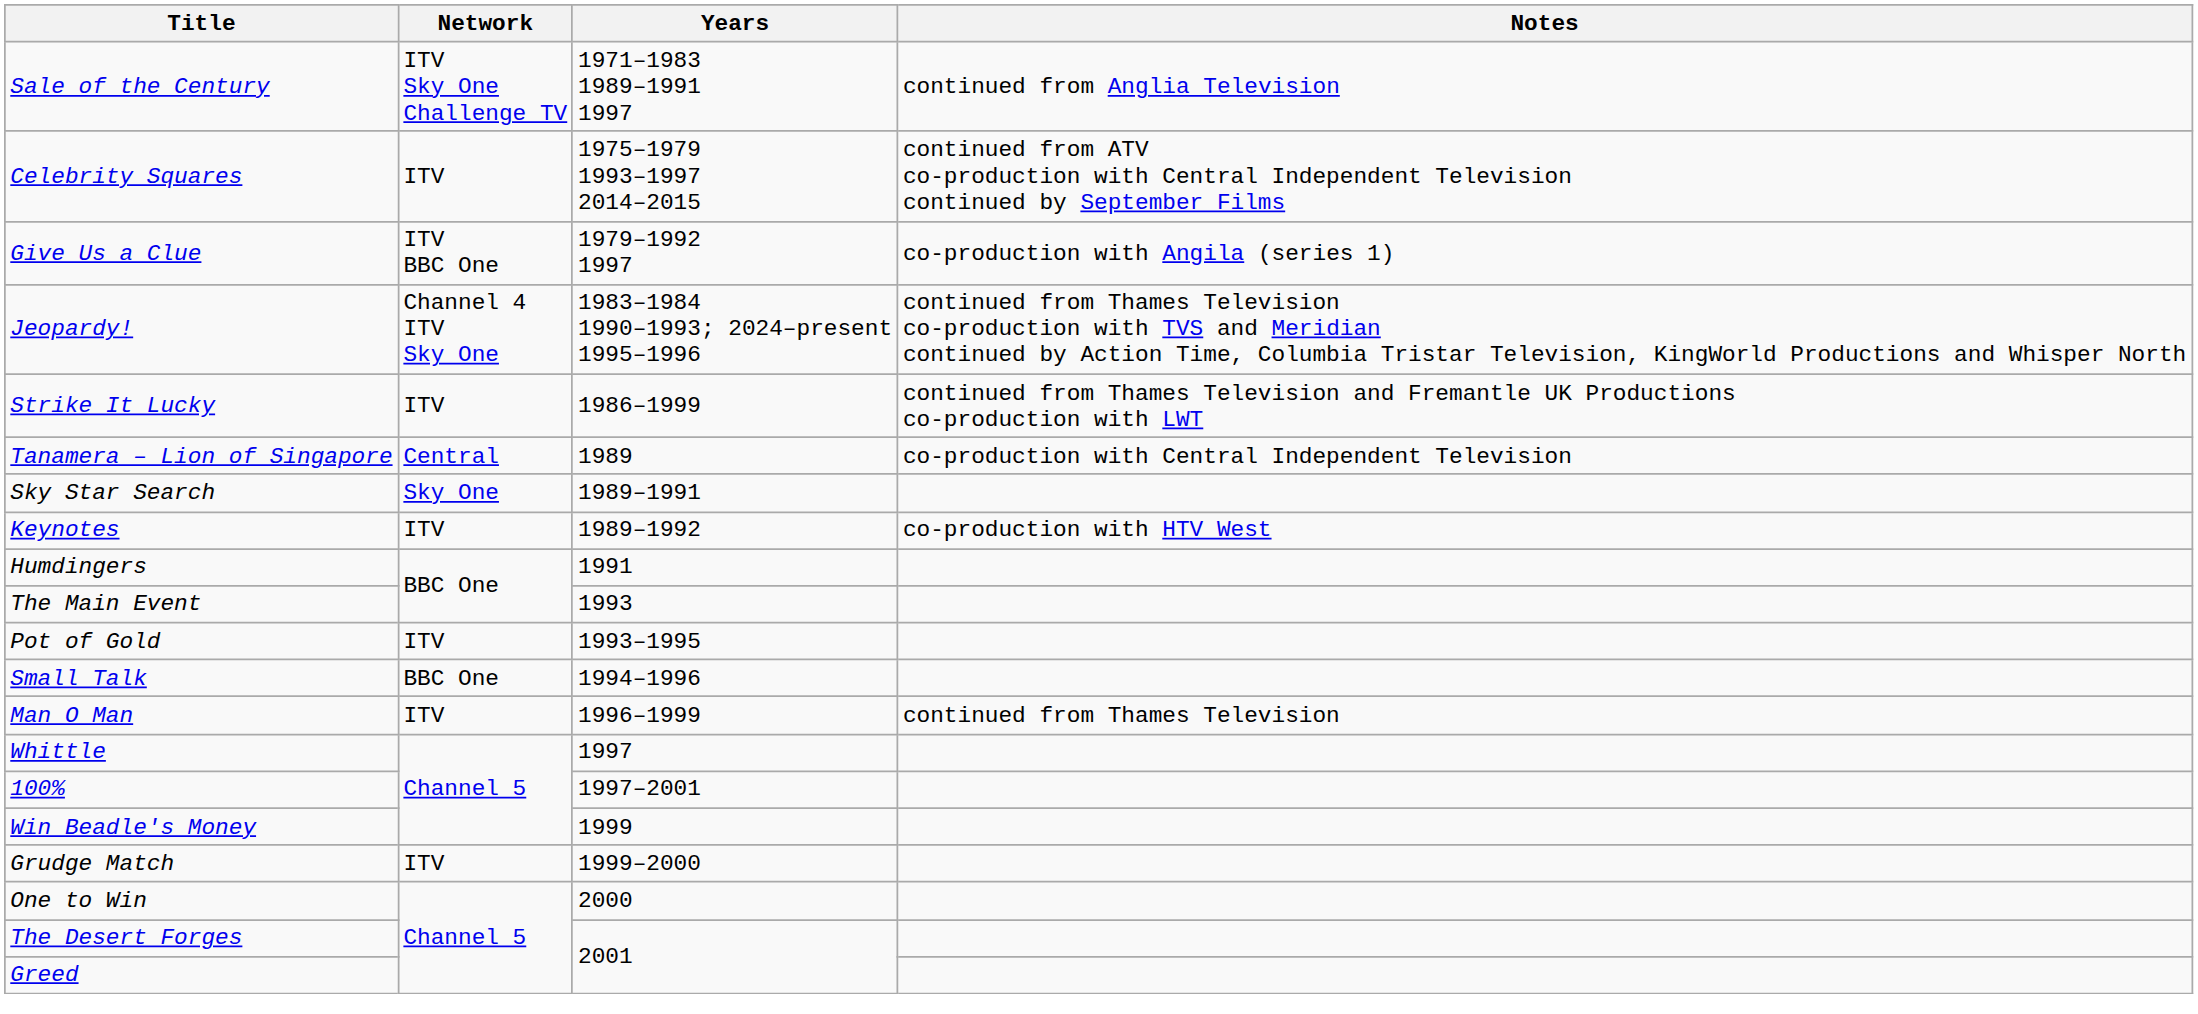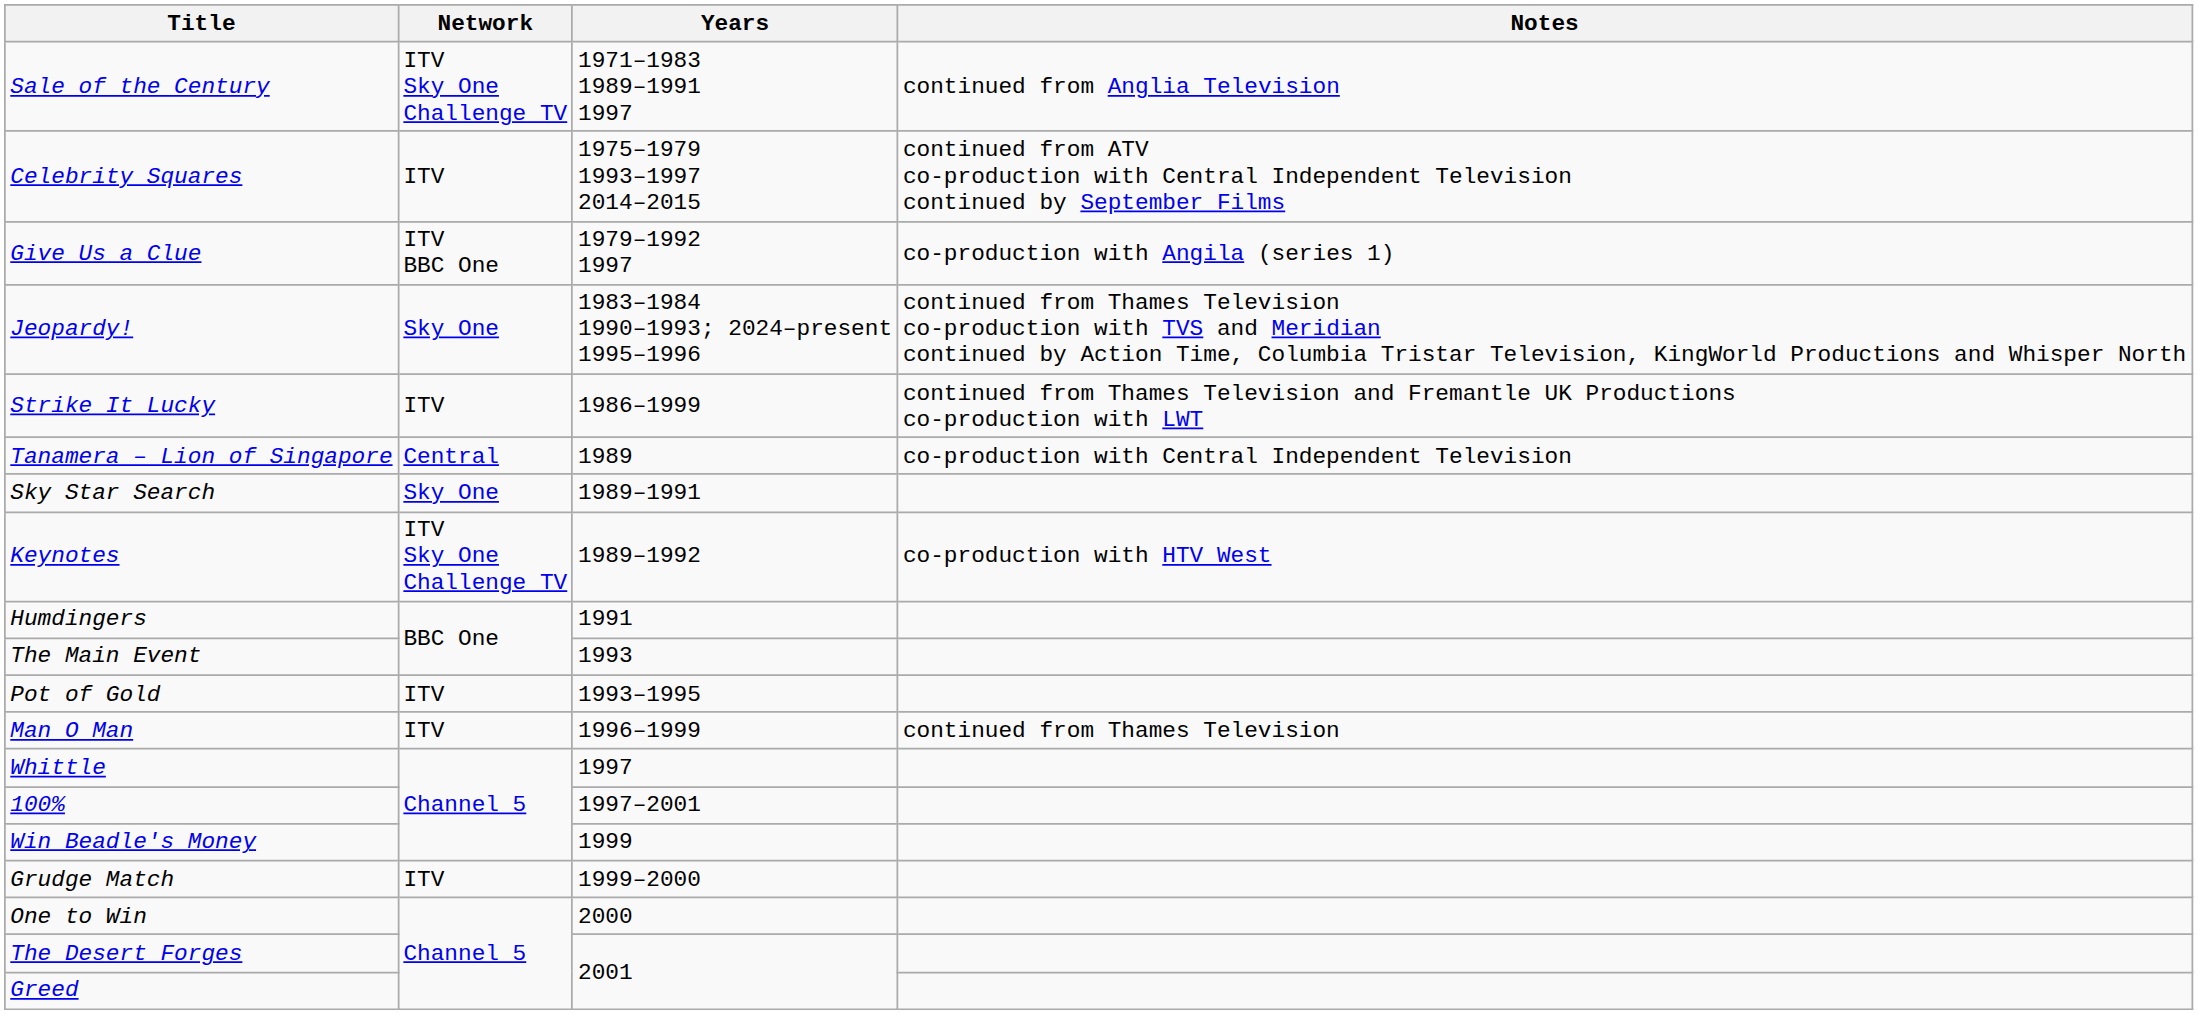(465, 329) Channel 4 ITV Sky One -> (451, 329) Sky One
(424, 530) ITV -> (485, 556) ITV Sky One Challenge TV
- row: (79, 678)
